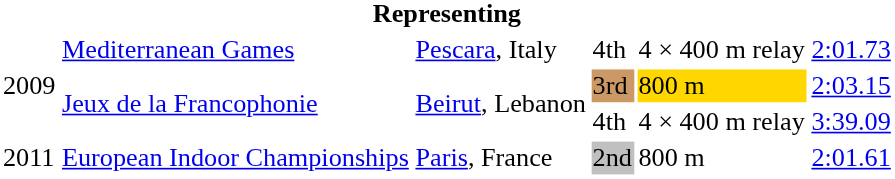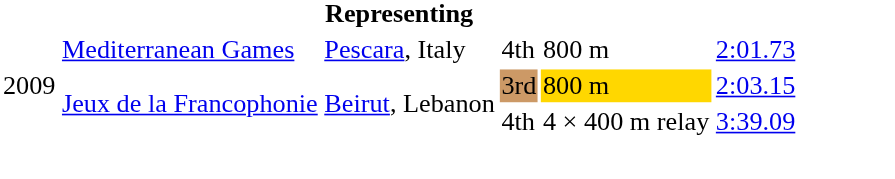(722, 49) 4 × 400 m relay -> (576, 49) 800 m
- row: (235, 157)
